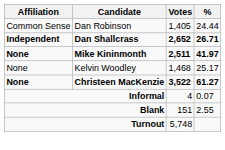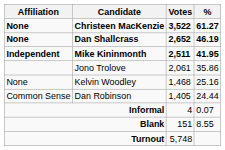rows swapped: (119, 82) <-> (103, 26)
(33, 40) Independent -> (18, 40) None
(207, 40) 26.71 -> (207, 40) 46.19
(18, 54) None -> (33, 54) Independent
(207, 54) 41.97 -> (207, 54) 41.95
+ row: (100, 68)
(207, 68) 25.17 -> (207, 82) 25.16
(205, 110) 2.55 -> (205, 125) 8.55
